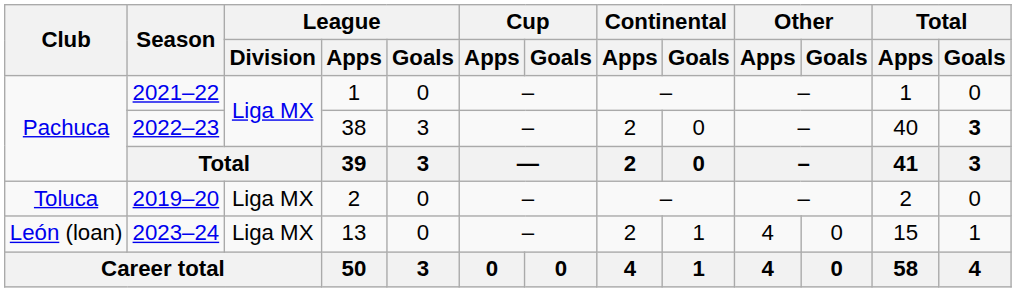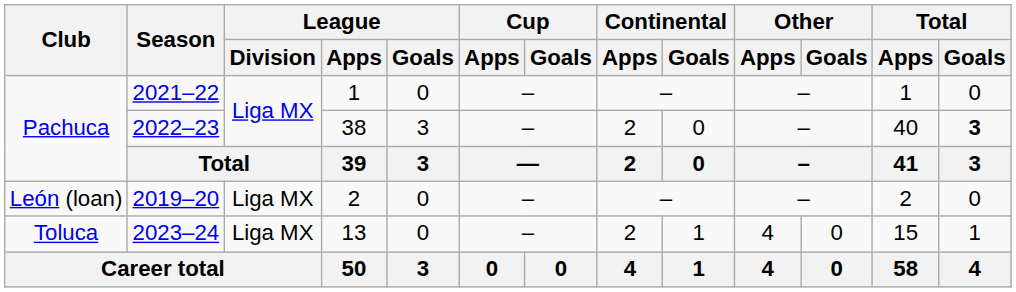(66, 198) Toluca -> (66, 198) León (loan)
(66, 233) León (loan) -> (66, 233) Toluca
